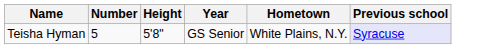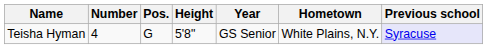+ column: (156, 14)
(94, 33) 5 -> (94, 33) 4
